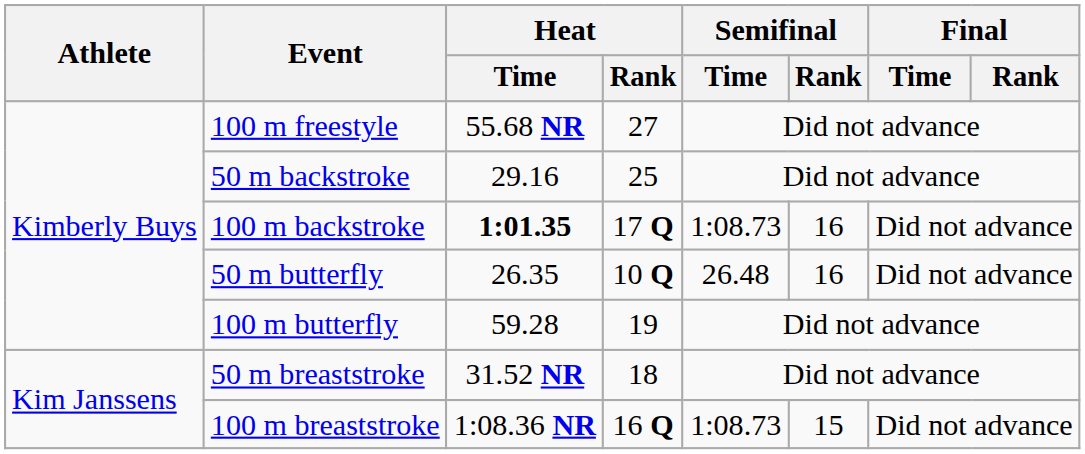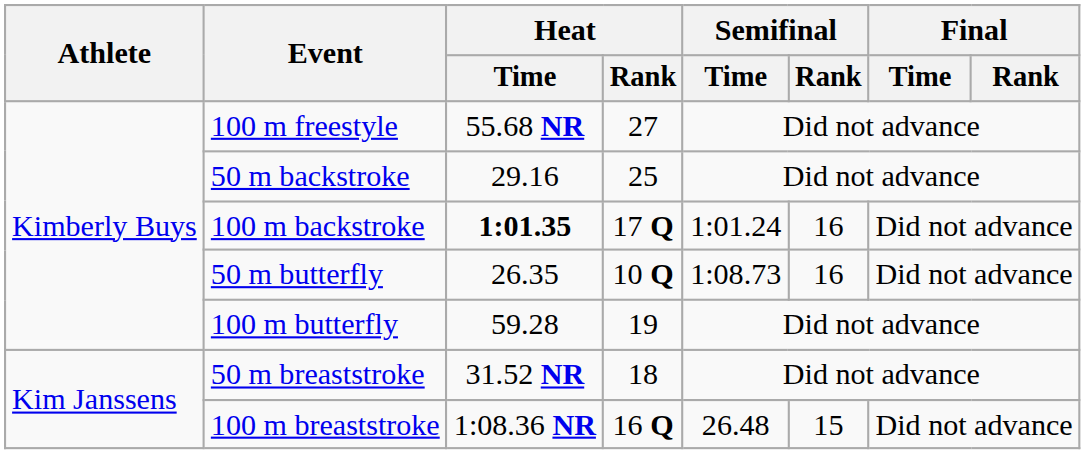(736, 225) 1:08.73 -> (736, 225) 1:01.24
(736, 275) 26.48 -> (736, 275) 1:08.73
(736, 424) 1:08.73 -> (736, 424) 26.48
